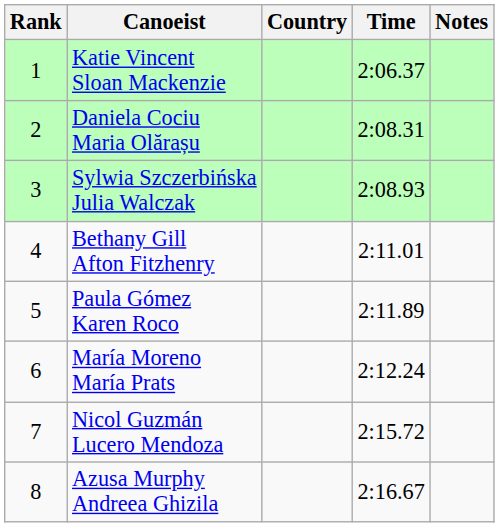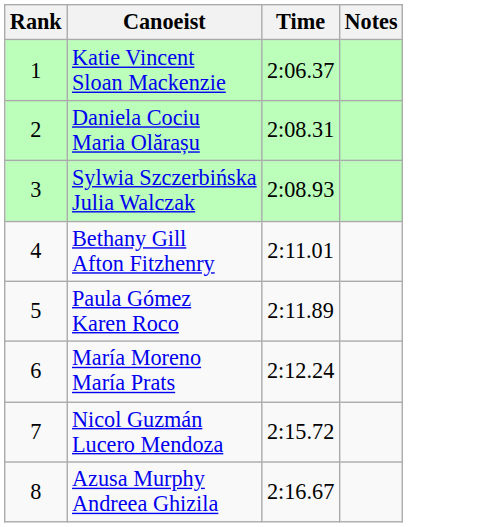- column: (307, 22)
